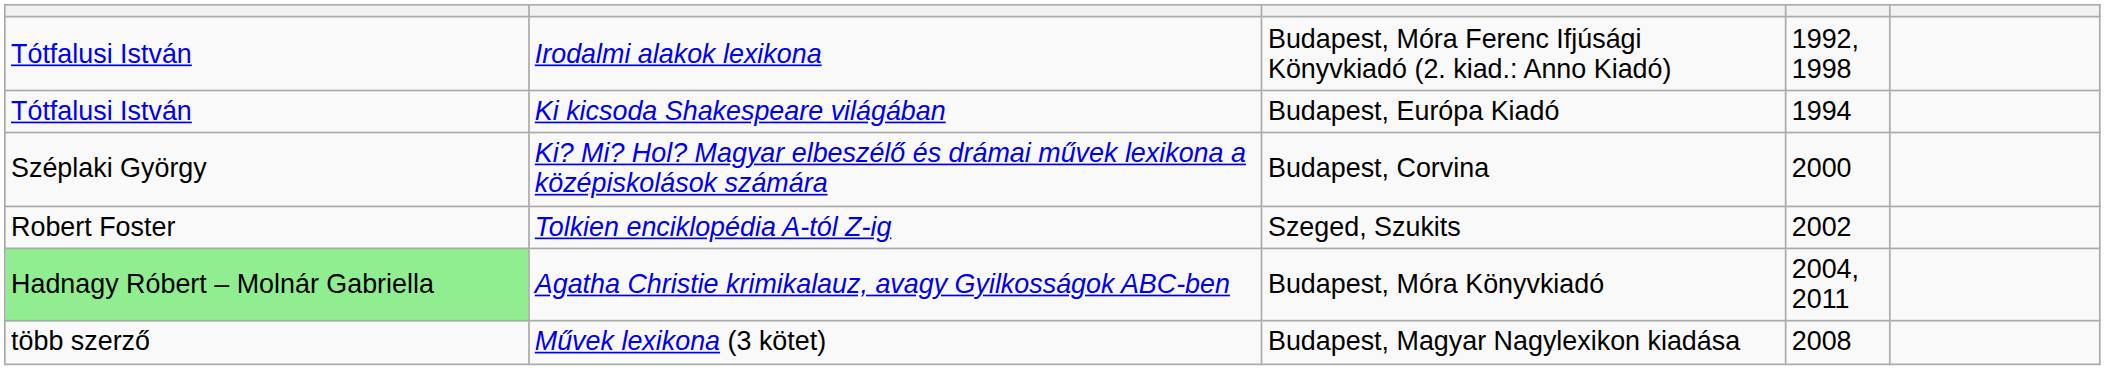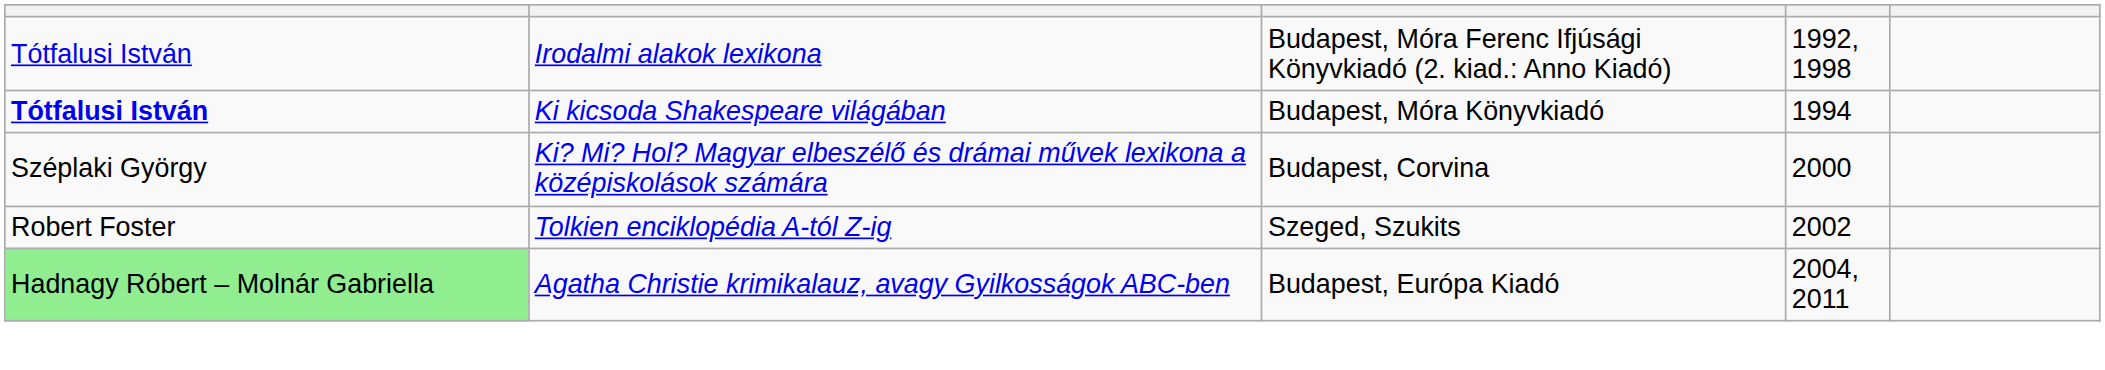(101, 111) normal -> (110, 111) bold
(1414, 111) Budapest, Európa Kiadó -> (1436, 111) Budapest, Móra Könyvkiadó
(1436, 284) Budapest, Móra Könyvkiadó -> (1414, 284) Budapest, Európa Kiadó
- row: (680, 342)
